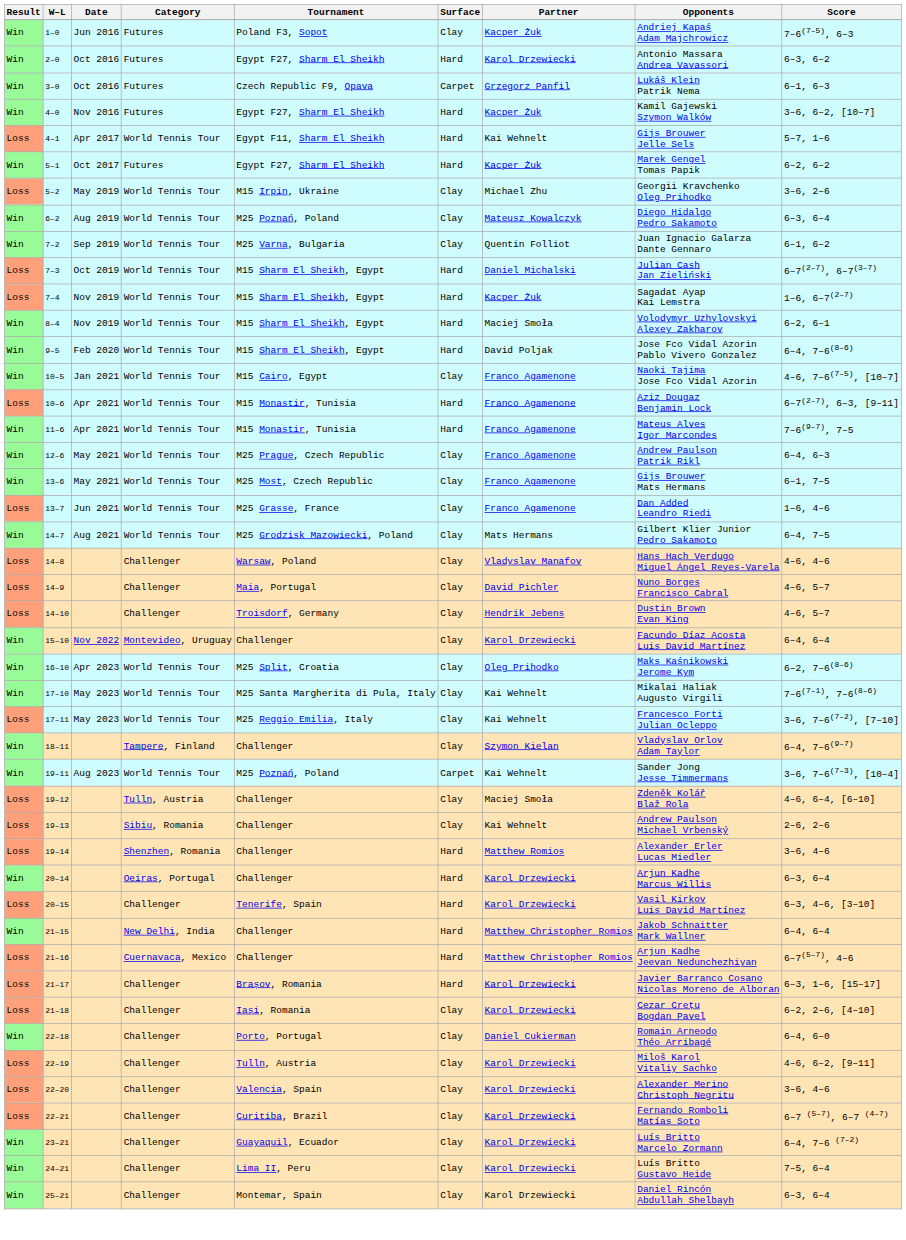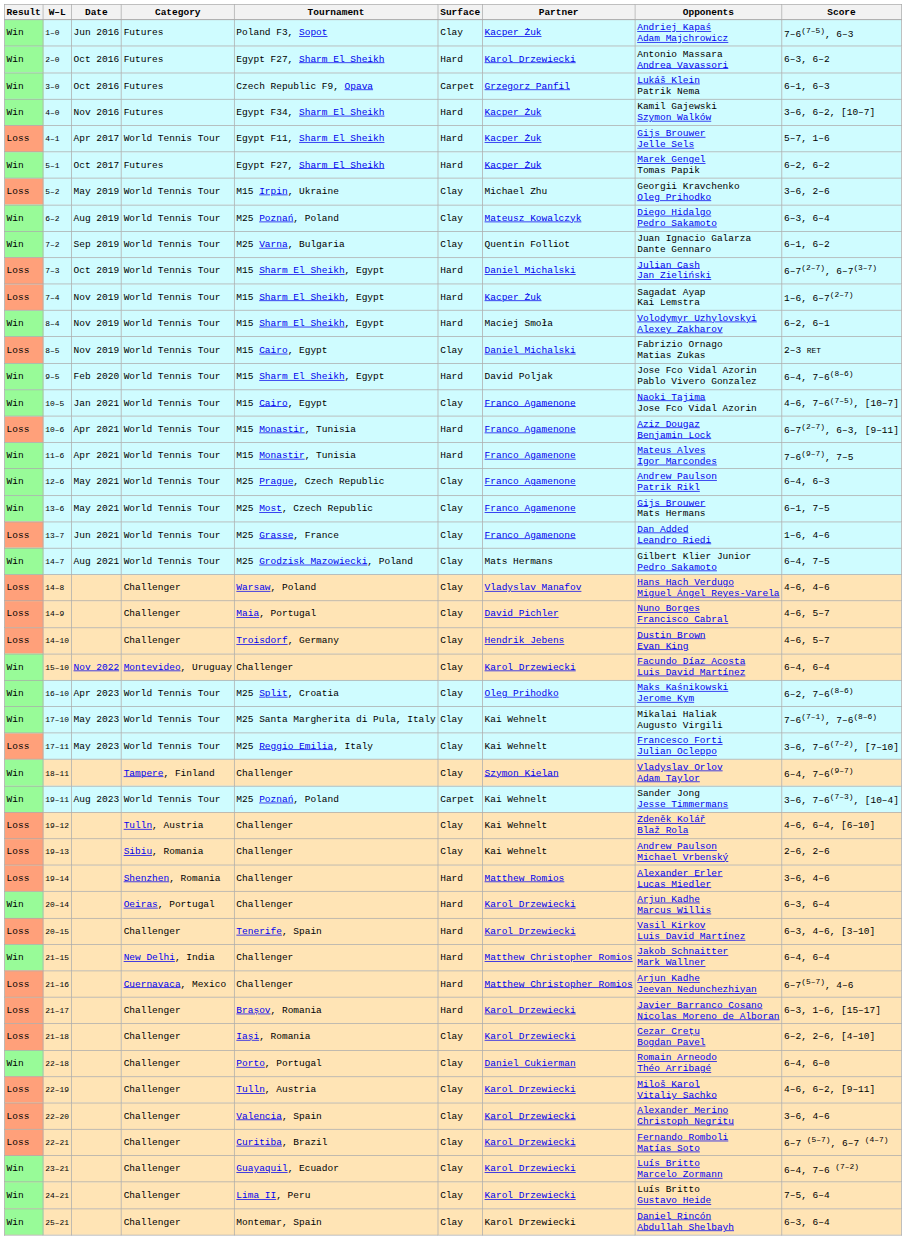(310, 112) Egypt F27, Sharm El Sheikh -> (310, 112) Egypt F34, Sharm El Sheikh
(516, 139) Kai Wehnelt -> (513, 139) Kacper Żuk
+ row: (52, 350)
(519, 799) Maciej Smoła -> (516, 826) Kai Wehnelt
